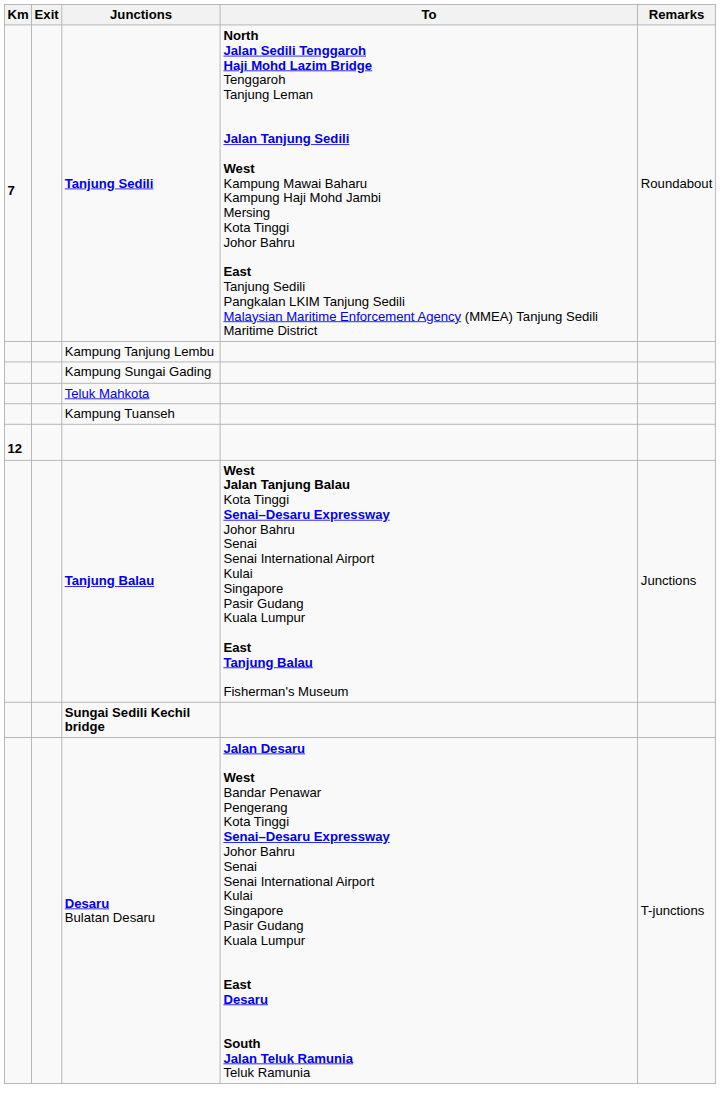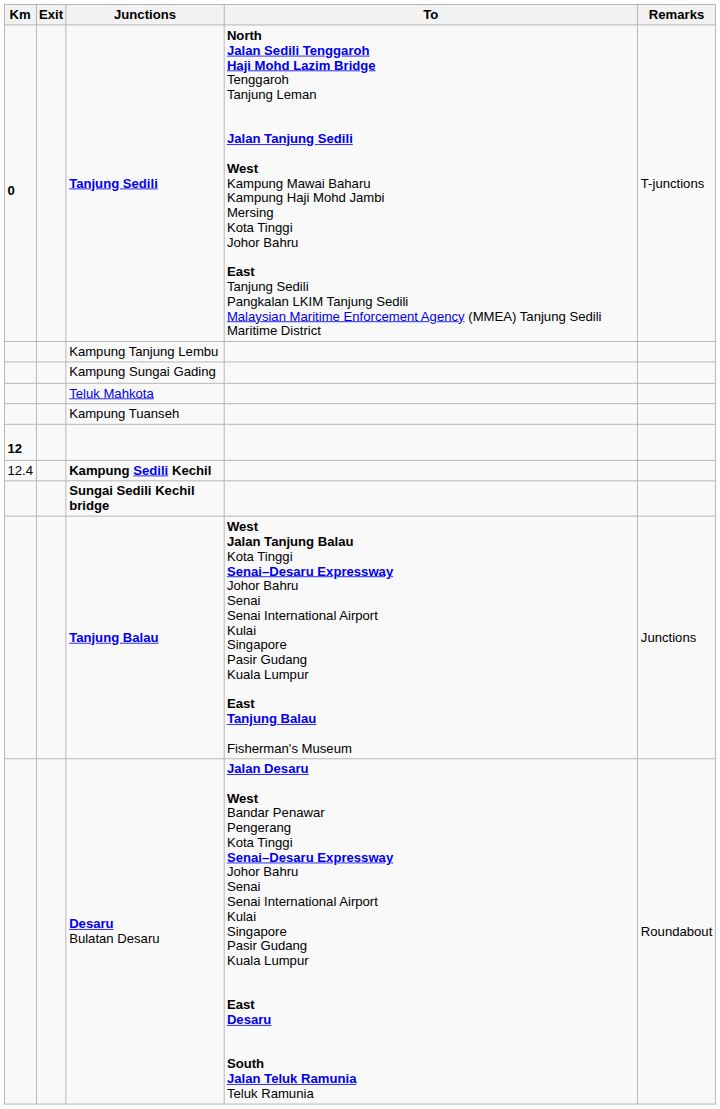(11, 190) 7 -> (11, 190) 0
(677, 183) Roundabout -> (673, 183) T-junctions
+ row: (140, 470)
rows swapped: (127, 720) <-> (109, 581)
(673, 910) T-junctions -> (677, 931) Roundabout
